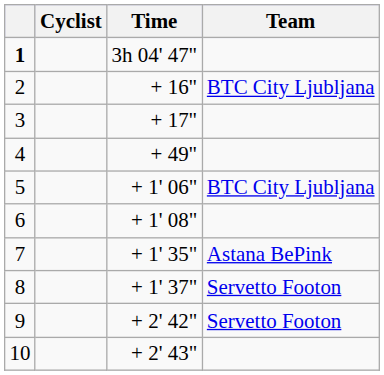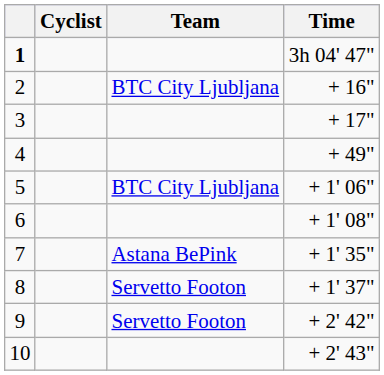columns swapped: (291, 21) <-> (154, 21)
